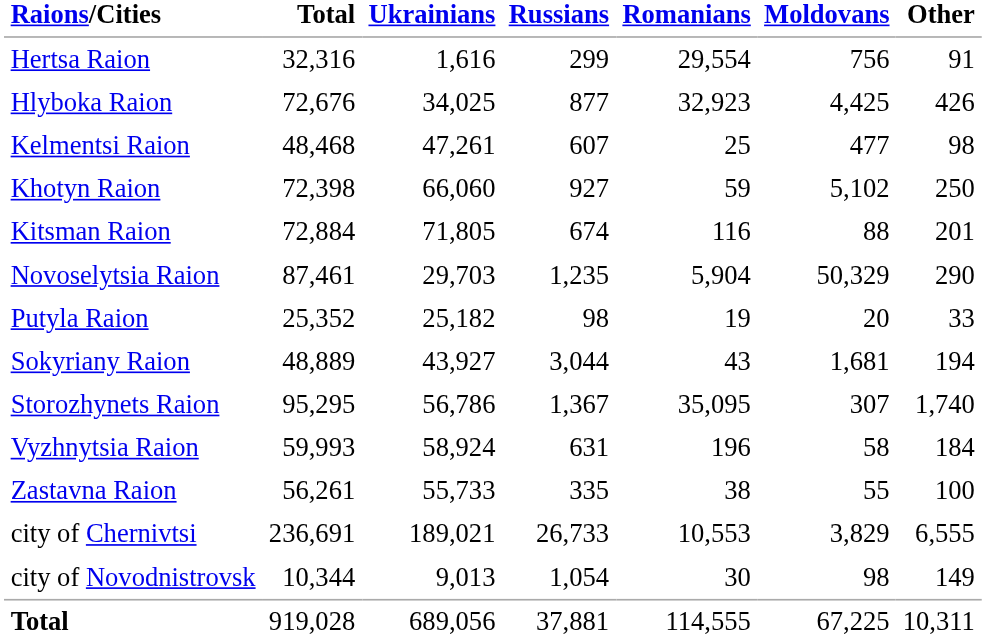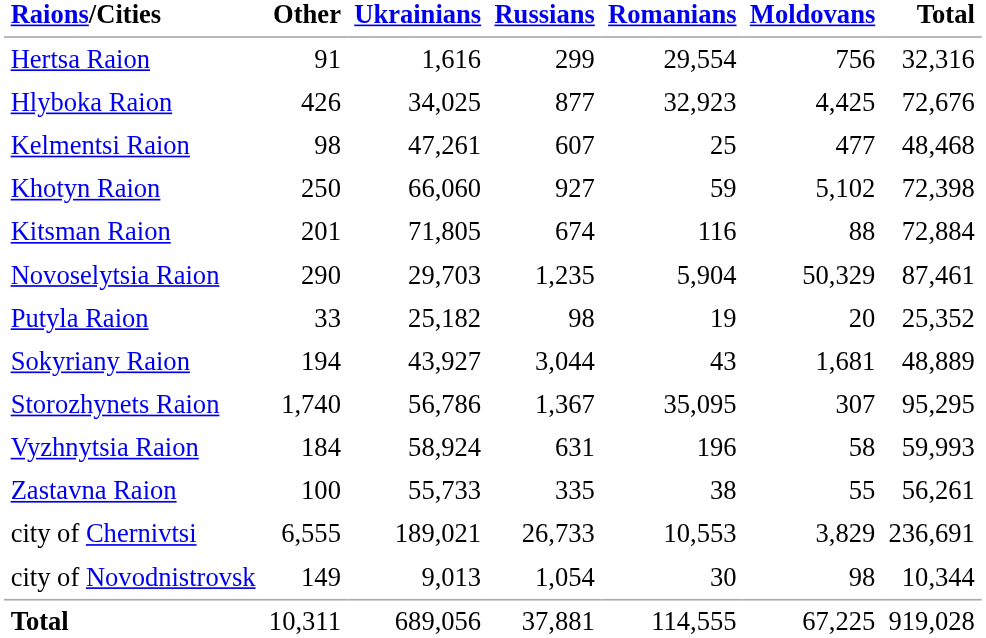columns swapped: (326, 14) <-> (941, 14)
